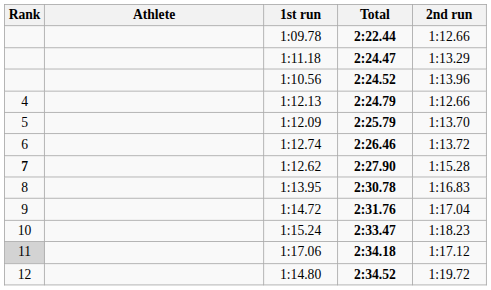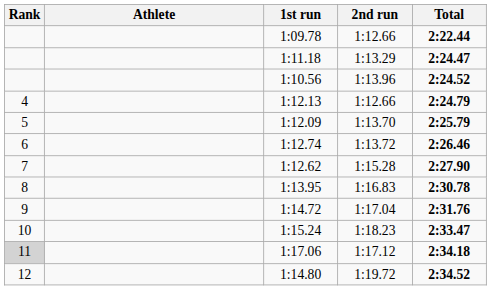columns swapped: (449, 15) <-> (375, 15)
(25, 166) bold -> (25, 166) normal
